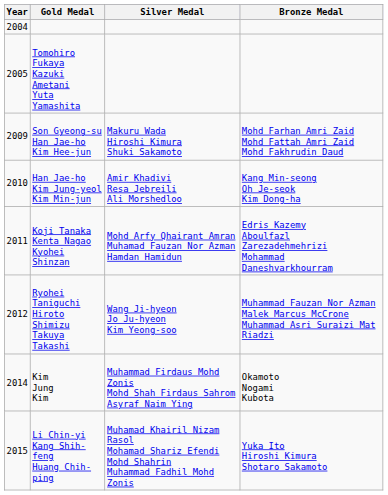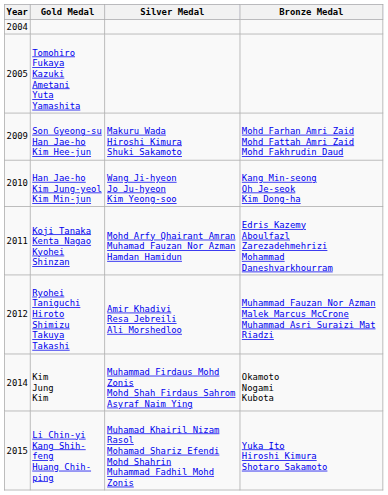(145, 188) Amir Khadivi Resa Jebreili Ali Morshedloo -> (142, 188) Wang Ji-hyeon Jo Ju-hyeon Kim Yeong-soo
(142, 319) Wang Ji-hyeon Jo Ju-hyeon Kim Yeong-soo -> (145, 319) Amir Khadivi Resa Jebreili Ali Morshedloo
